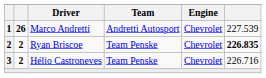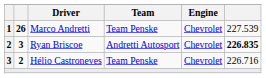(143, 28) Andretti Autosport -> (132, 28) Team Penske
(21, 44) 2 -> (21, 44) 3
(132, 44) Team Penske -> (143, 44) Andretti Autosport
